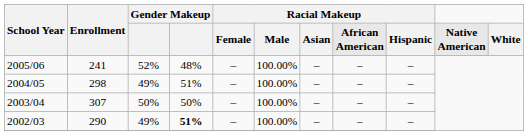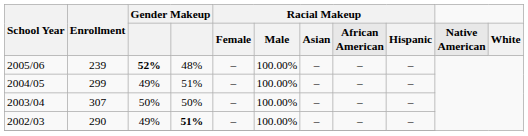(98, 65) 241 -> (98, 65) 239
(148, 65) normal -> (149, 65) bold
(98, 83) 298 -> (98, 83) 299
